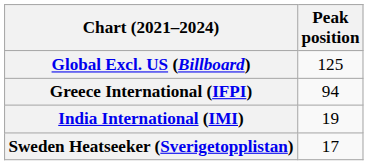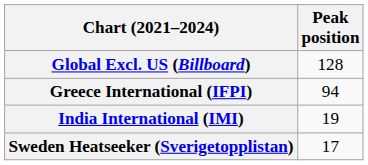(330, 64) 125 -> (330, 64) 128
